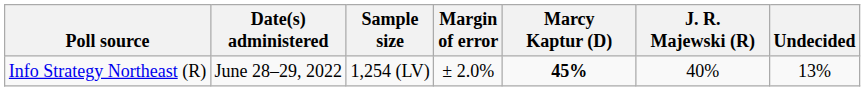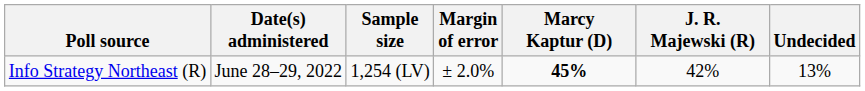(703, 70) 40% -> (703, 70) 42%
